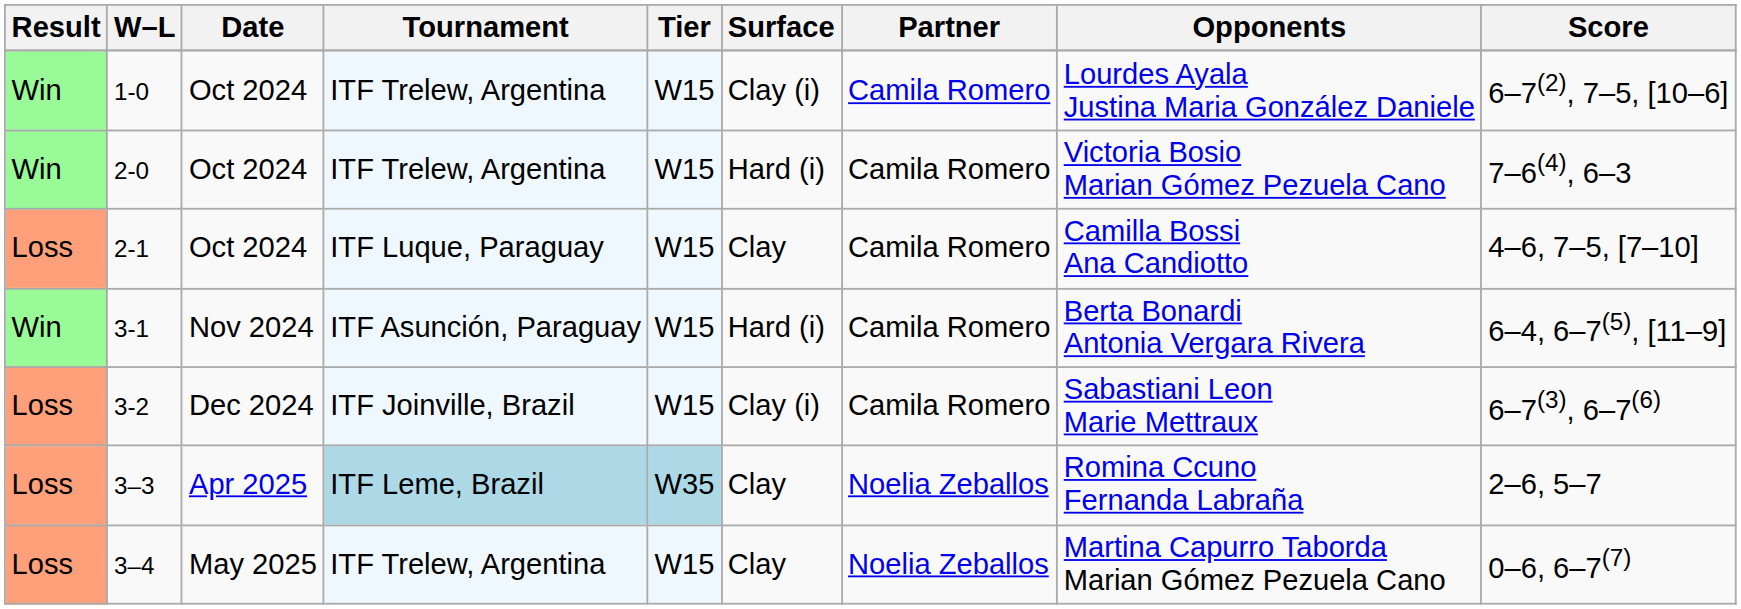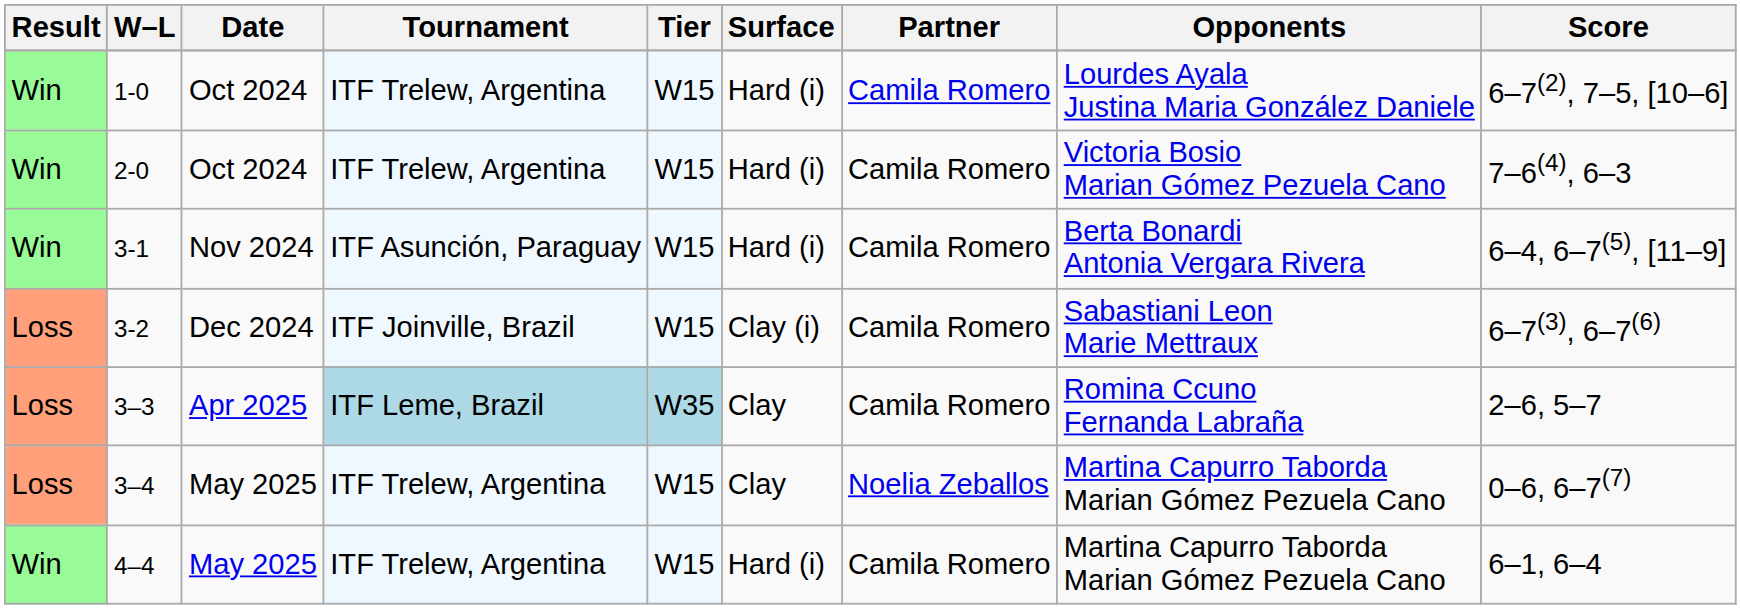(774, 90) Clay (i) -> (776, 90) Hard (i)
- row: (132, 249)
(948, 484) Noelia Zeballos -> (949, 405) Camila Romero
+ row: (134, 565)
